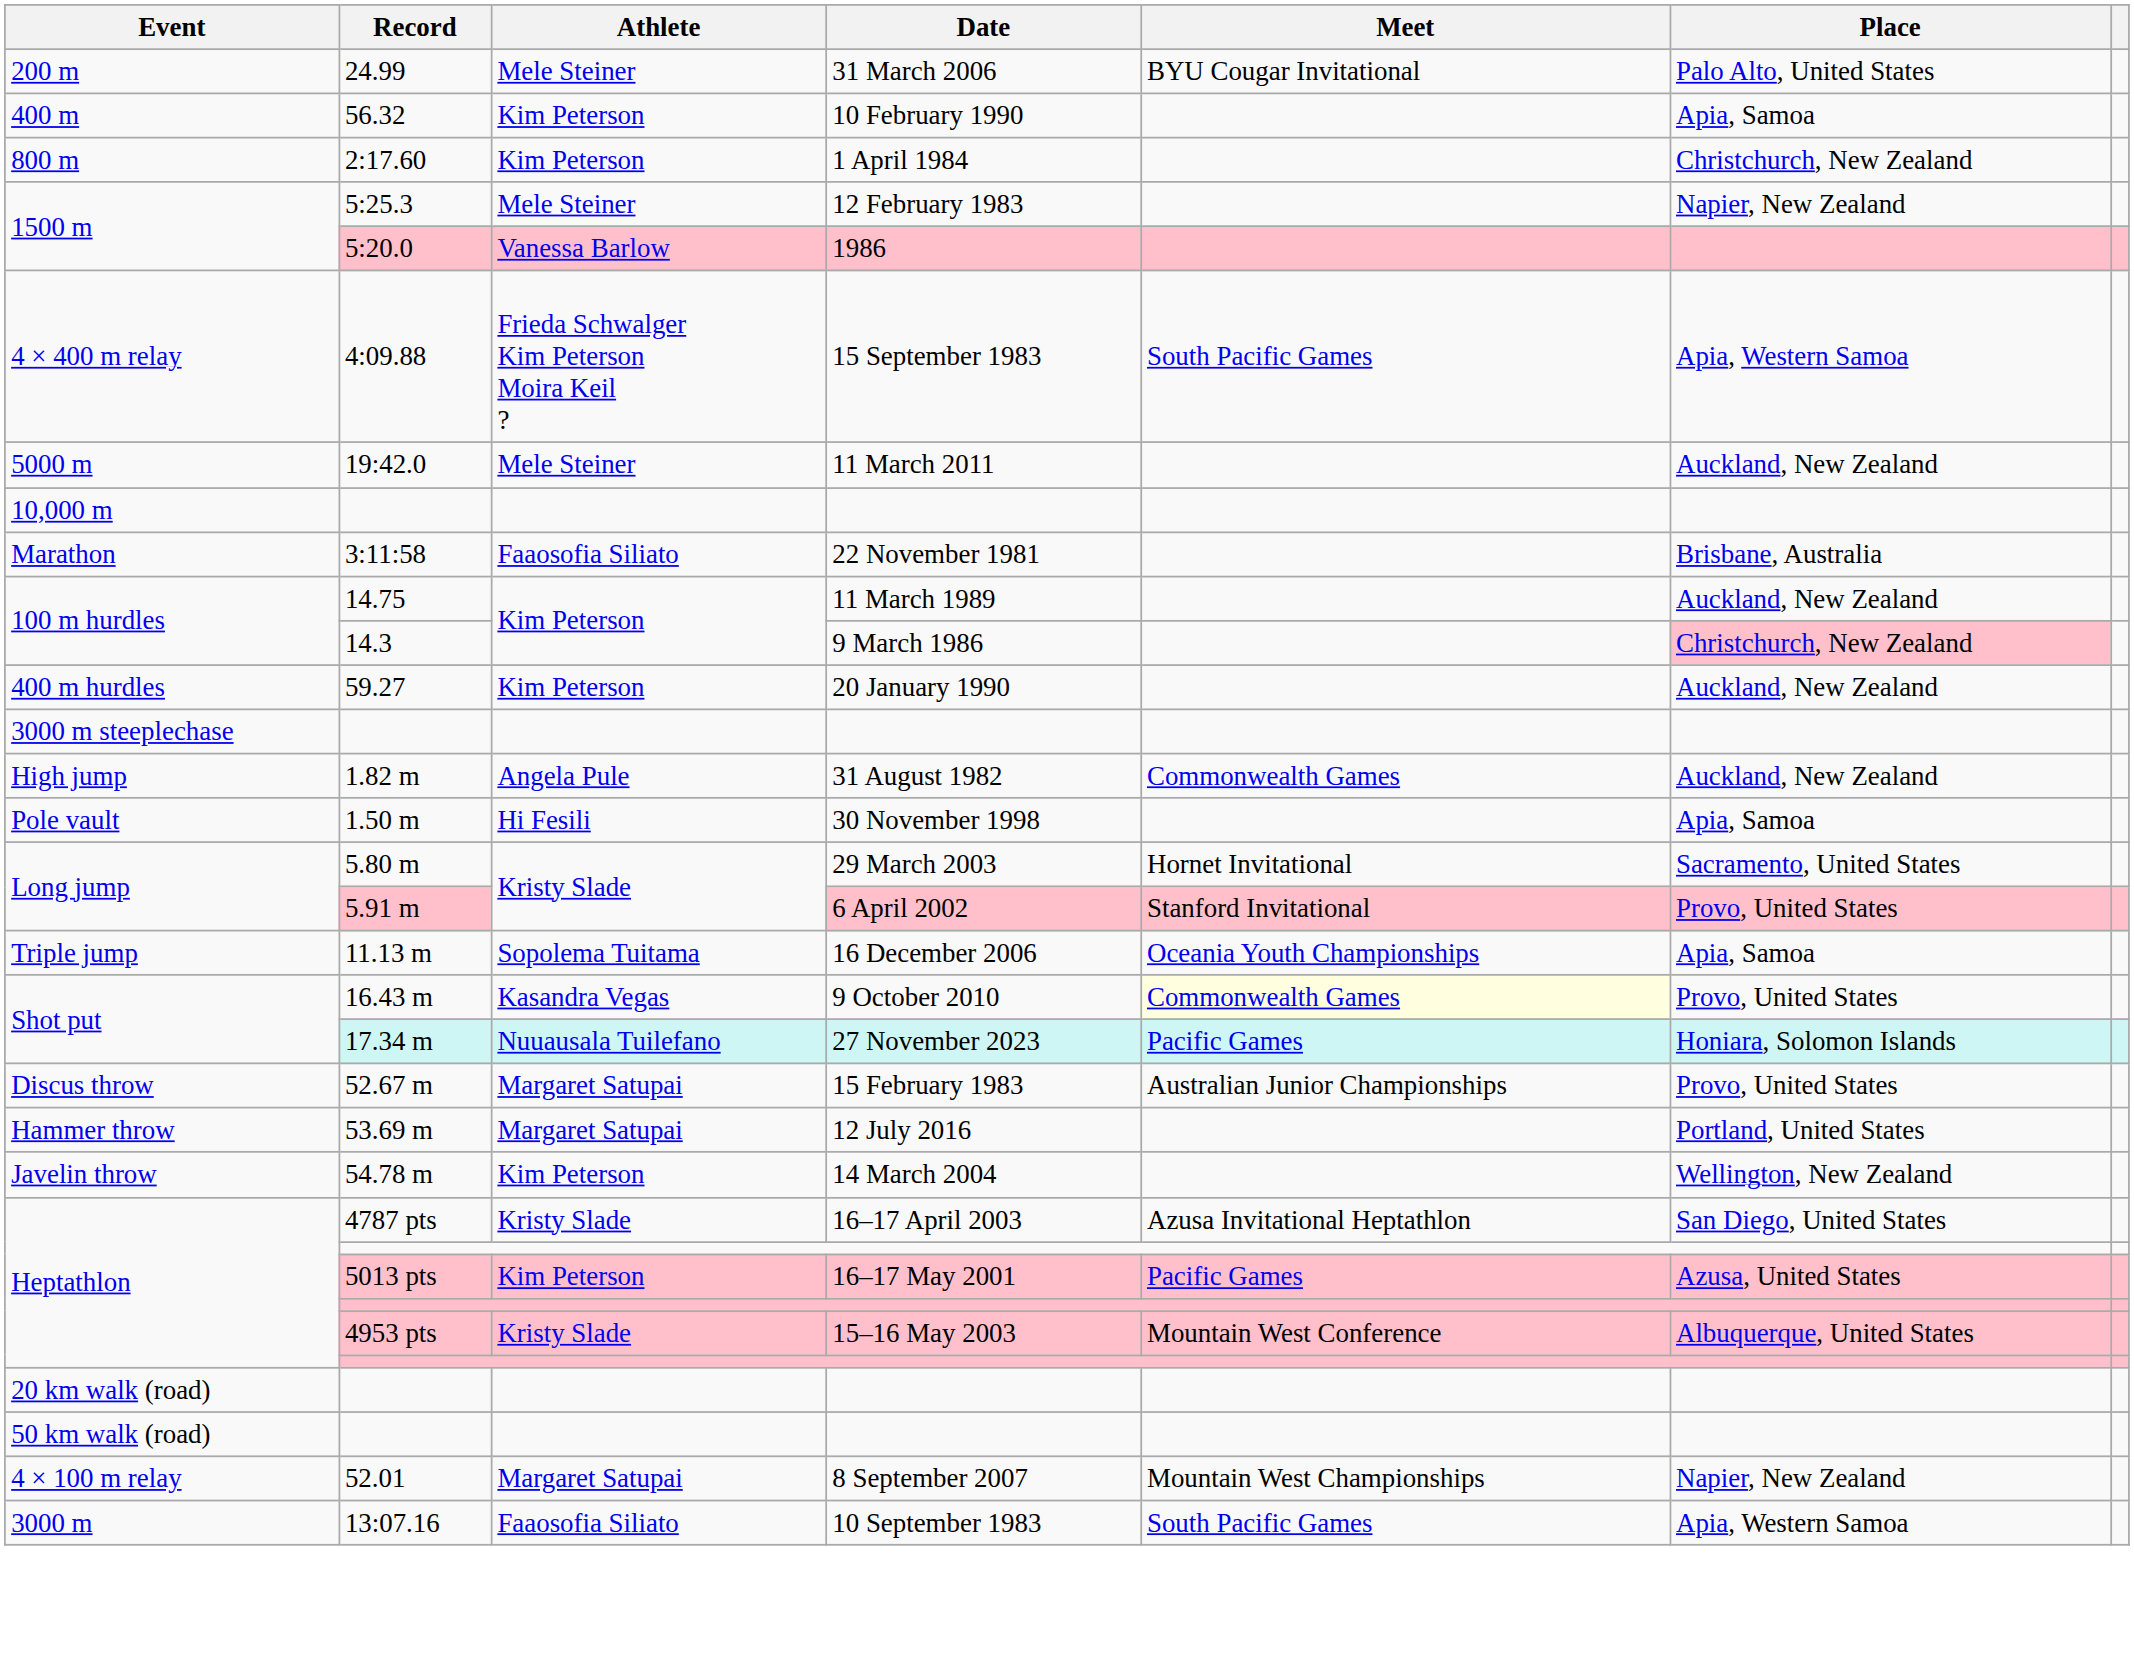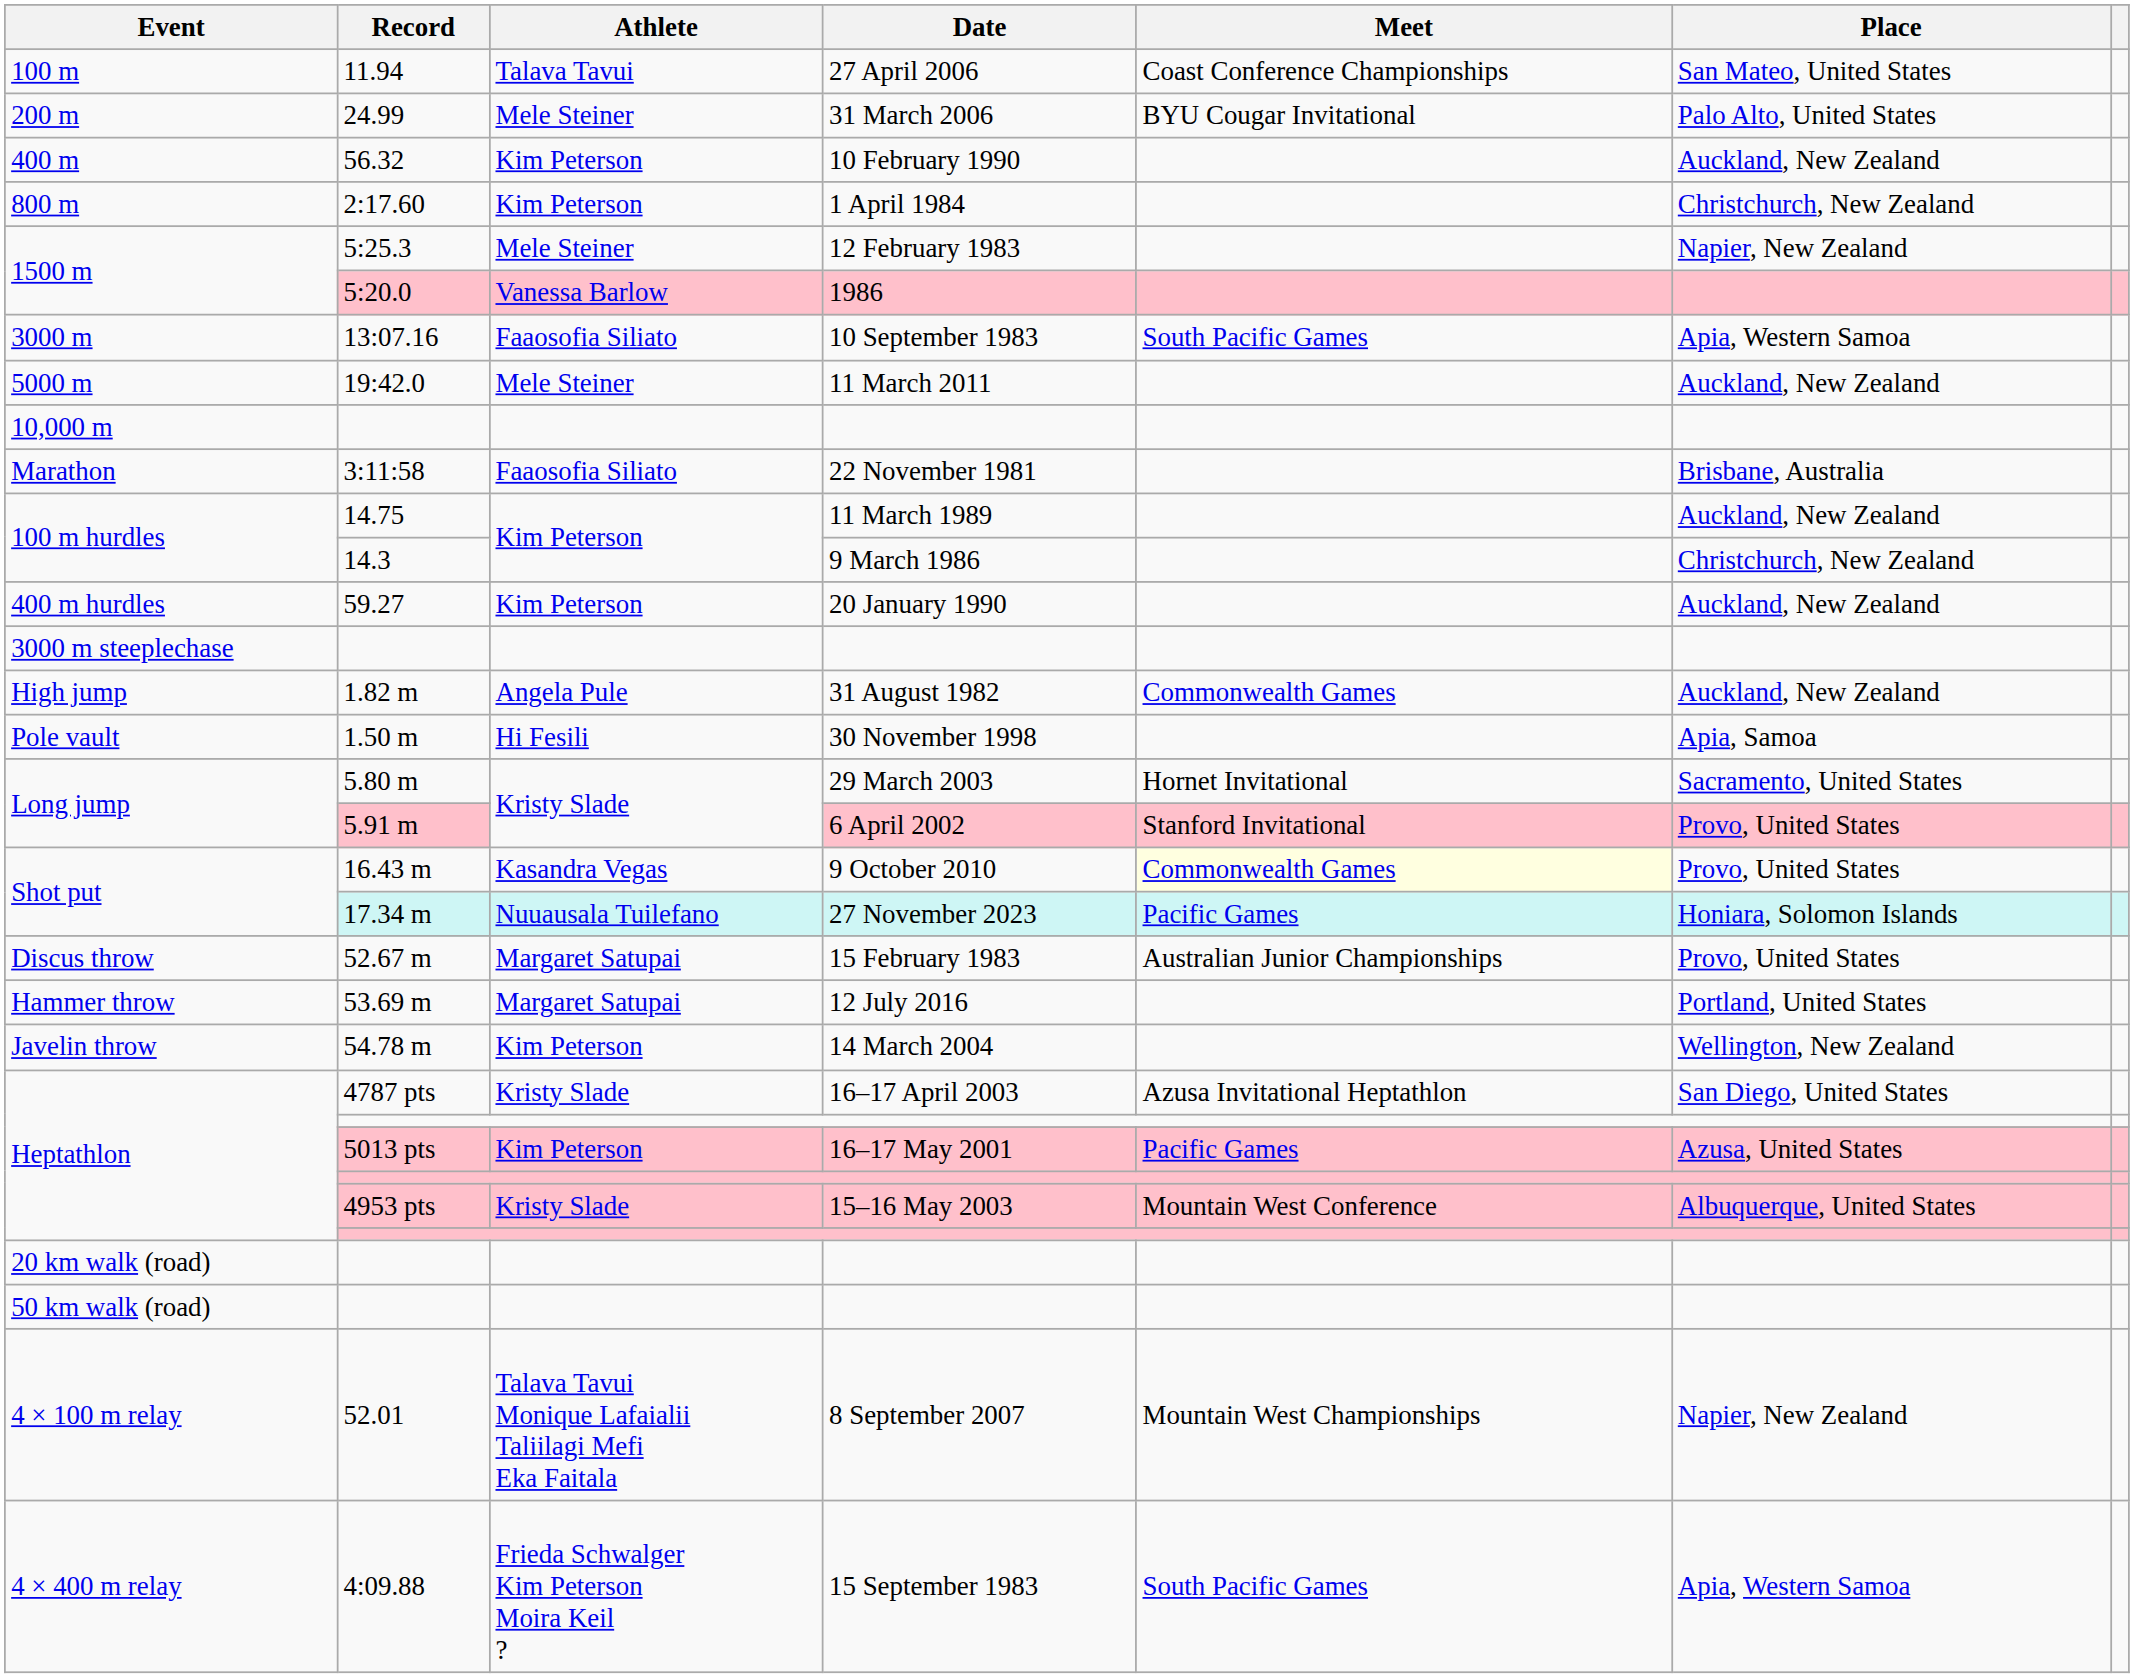+ row: (45, 71)
(1745, 115) Apia, Samoa -> (1809, 159) Auckland, New Zealand
rows swapped: (52, 1522) <-> (96, 356)
(1824, 642) pink background -> (1826, 559) no background
- row: (74, 952)
(590, 1478) Margaret Satupai -> (593, 1430) Talava Tavui Monique Lafaialii Taliilagi Mefi Eka Faitala
